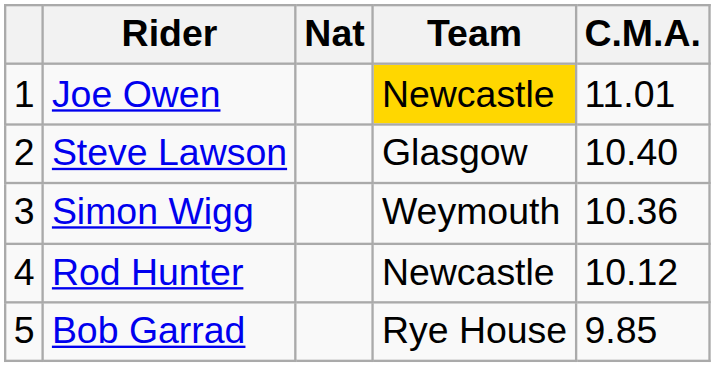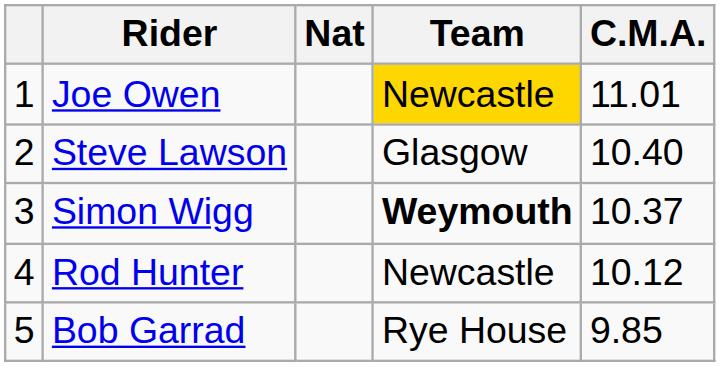(471, 212) normal -> (477, 212) bold
(631, 212) 10.36 -> (637, 212) 10.37
